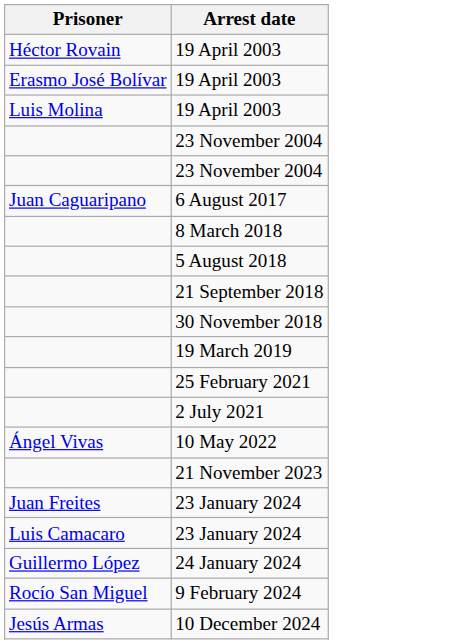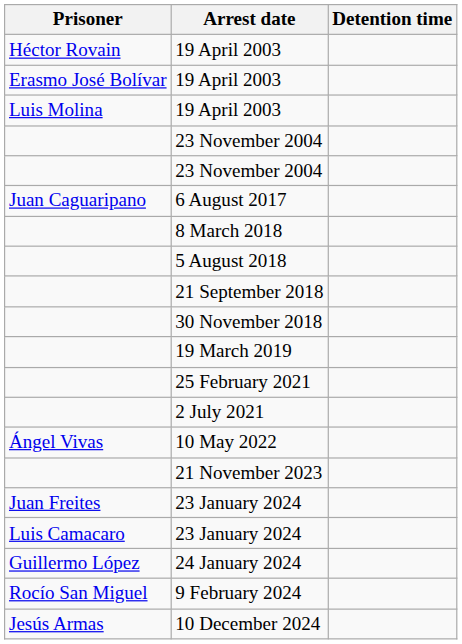+ column: (392, 19)
